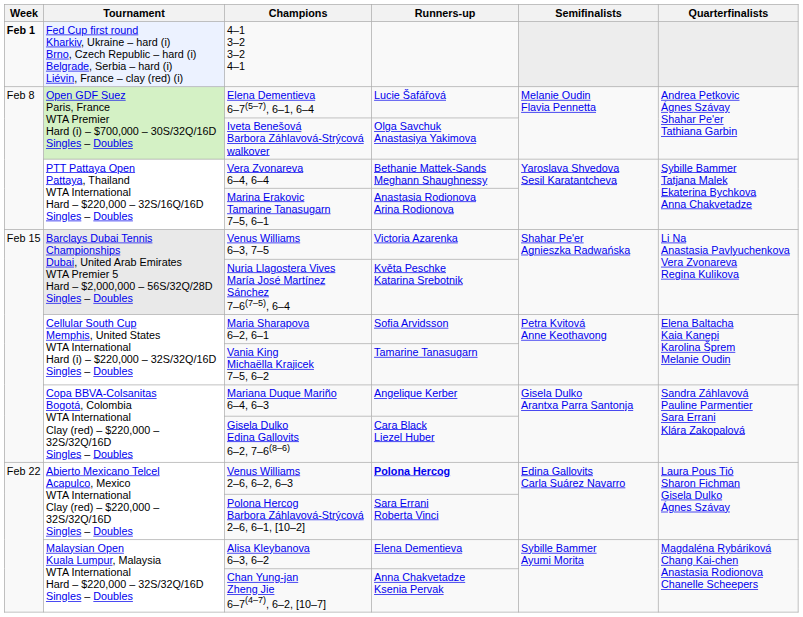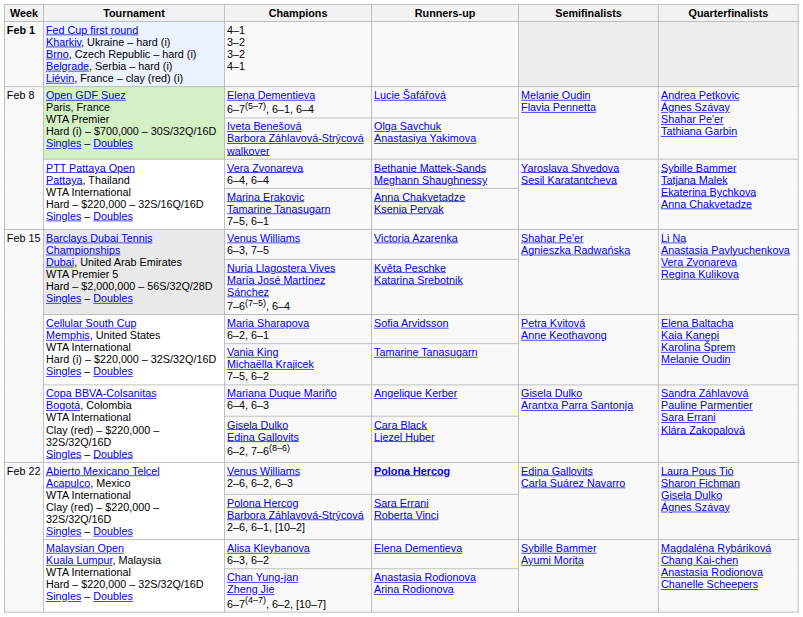(425, 203) Anastasia Rodionova Arina Rodionova -> (420, 203) Anna Chakvetadze Ksenia Pervak
(420, 584) Anna Chakvetadze Ksenia Pervak -> (425, 584) Anastasia Rodionova Arina Rodionova
